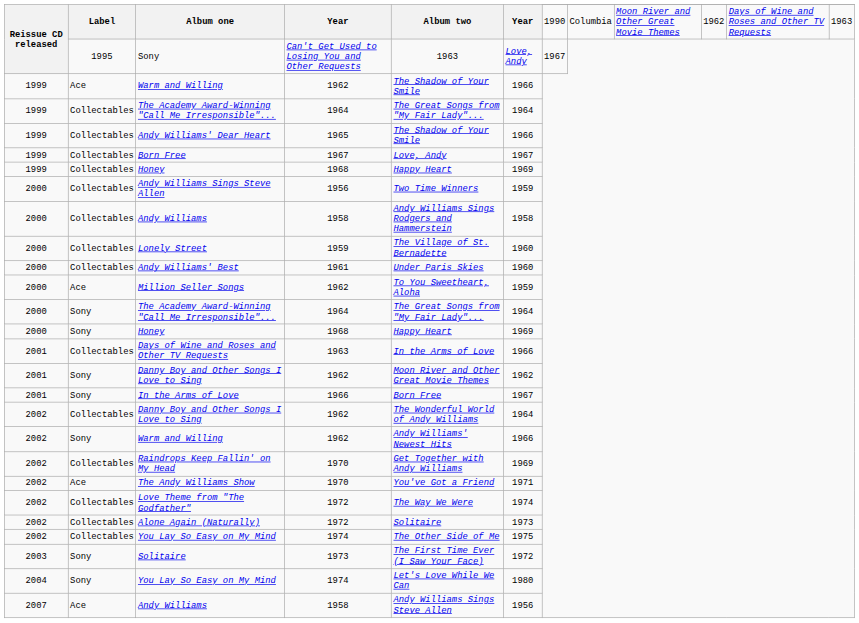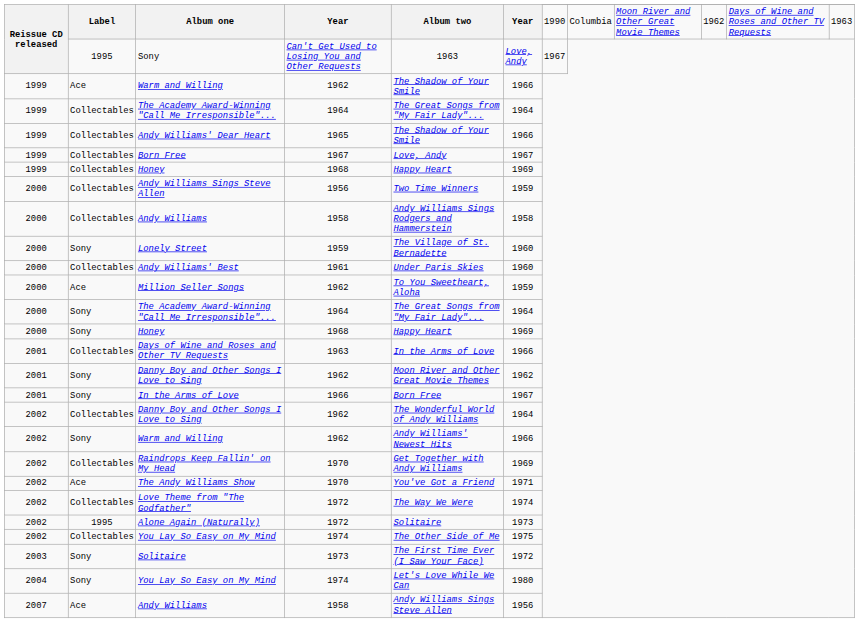(102, 248) Collectables -> (81, 248) Sony
(102, 522) Collectables -> (102, 522) 1995
